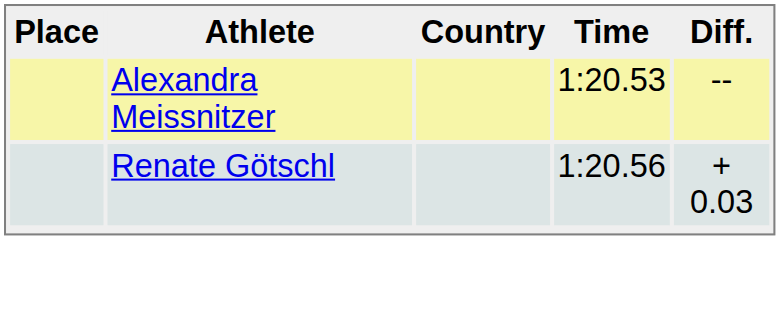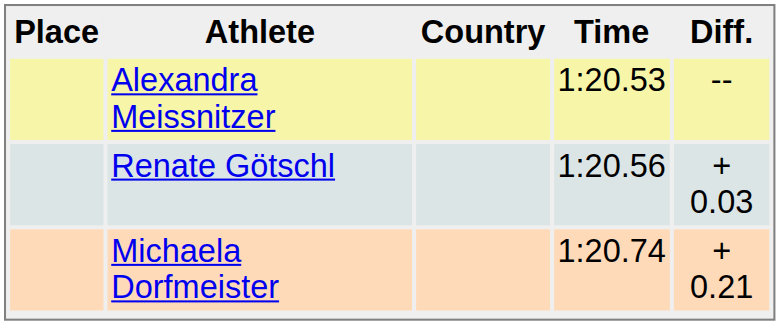+ row: (195, 269)
